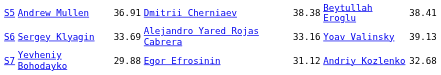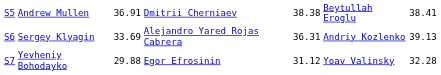(307, 36) 33.16 -> (307, 36) 36.31
(359, 36) Yoav Valinsky -> (364, 36) Andriy Kozlenko
(364, 60) Andriy Kozlenko -> (359, 60) Yoav Valinsky
(423, 60) 32.68 -> (423, 60) 32.28
